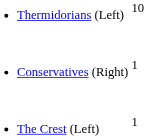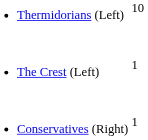rows swapped: (57, 72) <-> (57, 129)
